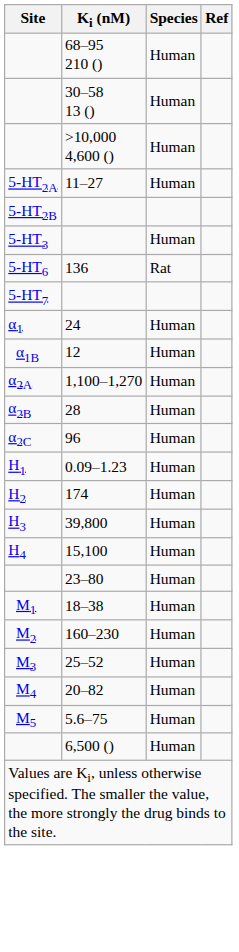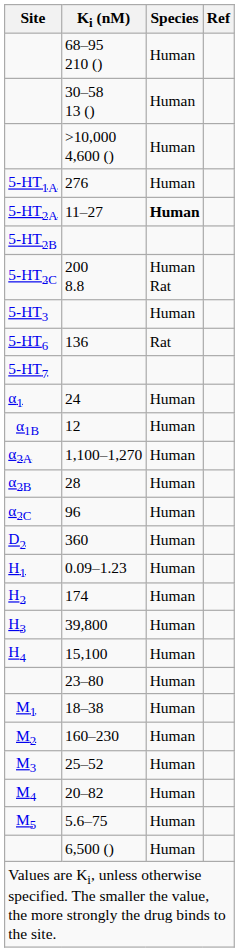+ row: (33, 183)
(172, 183) normal -> (175, 211) bold
+ row: (33, 277)
+ row: (17, 540)
